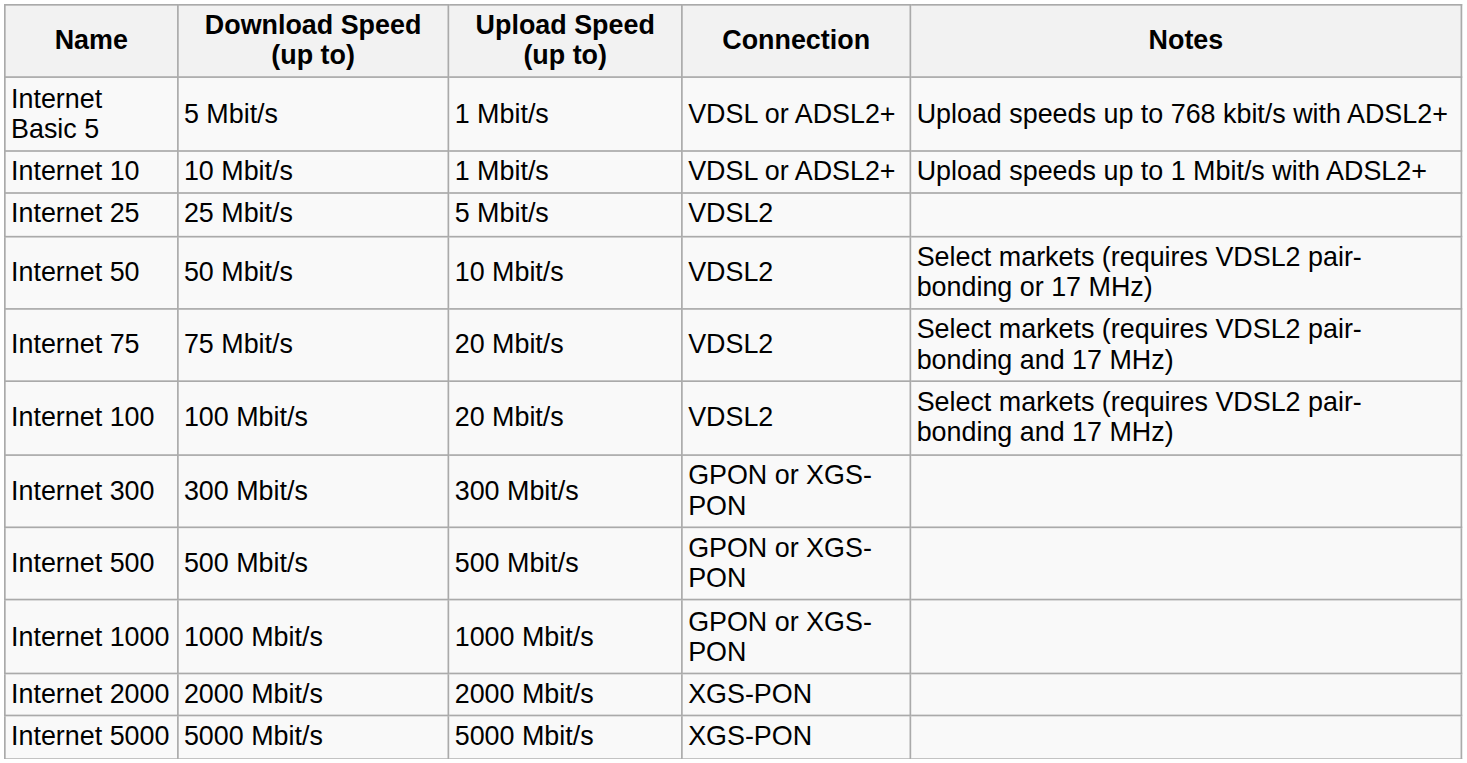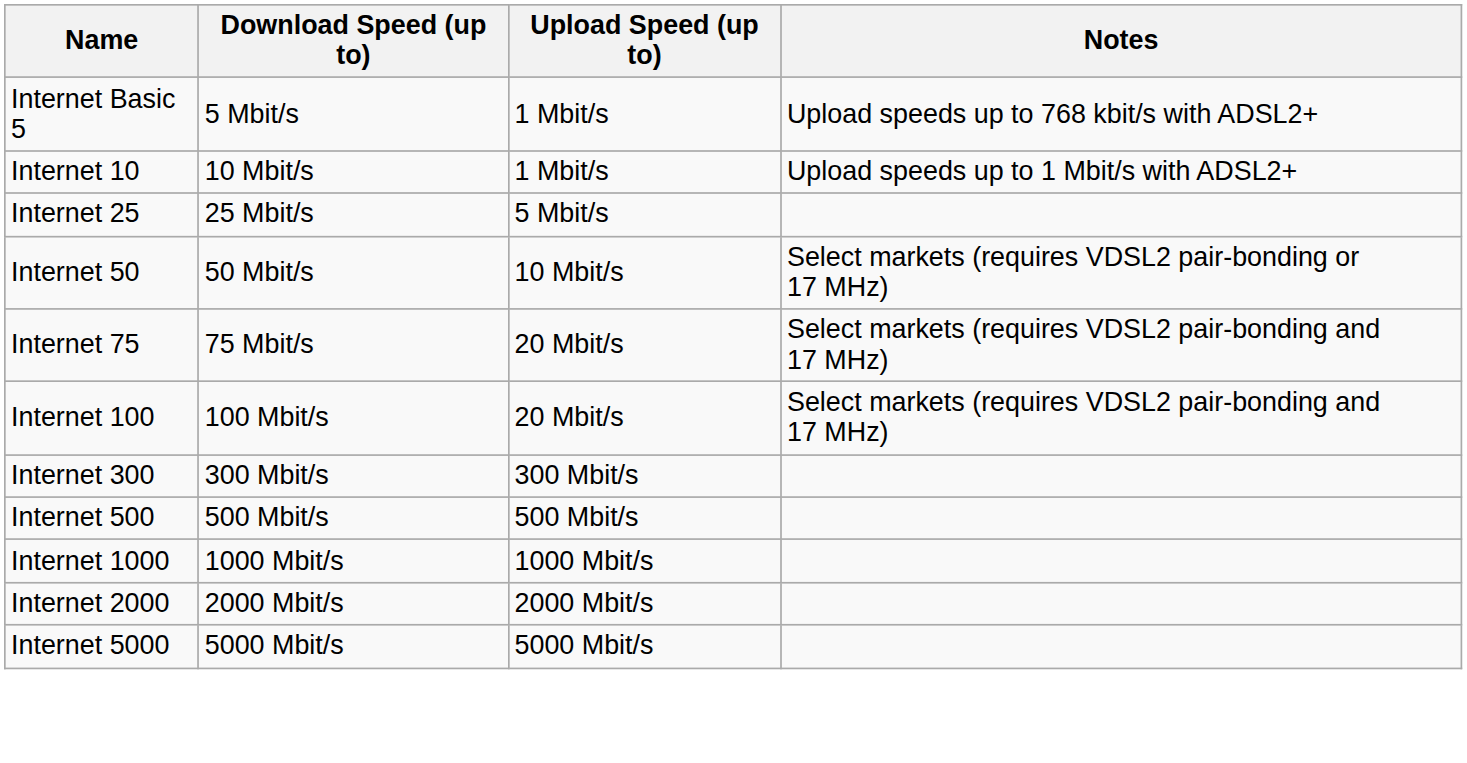- column: (796, 40)
